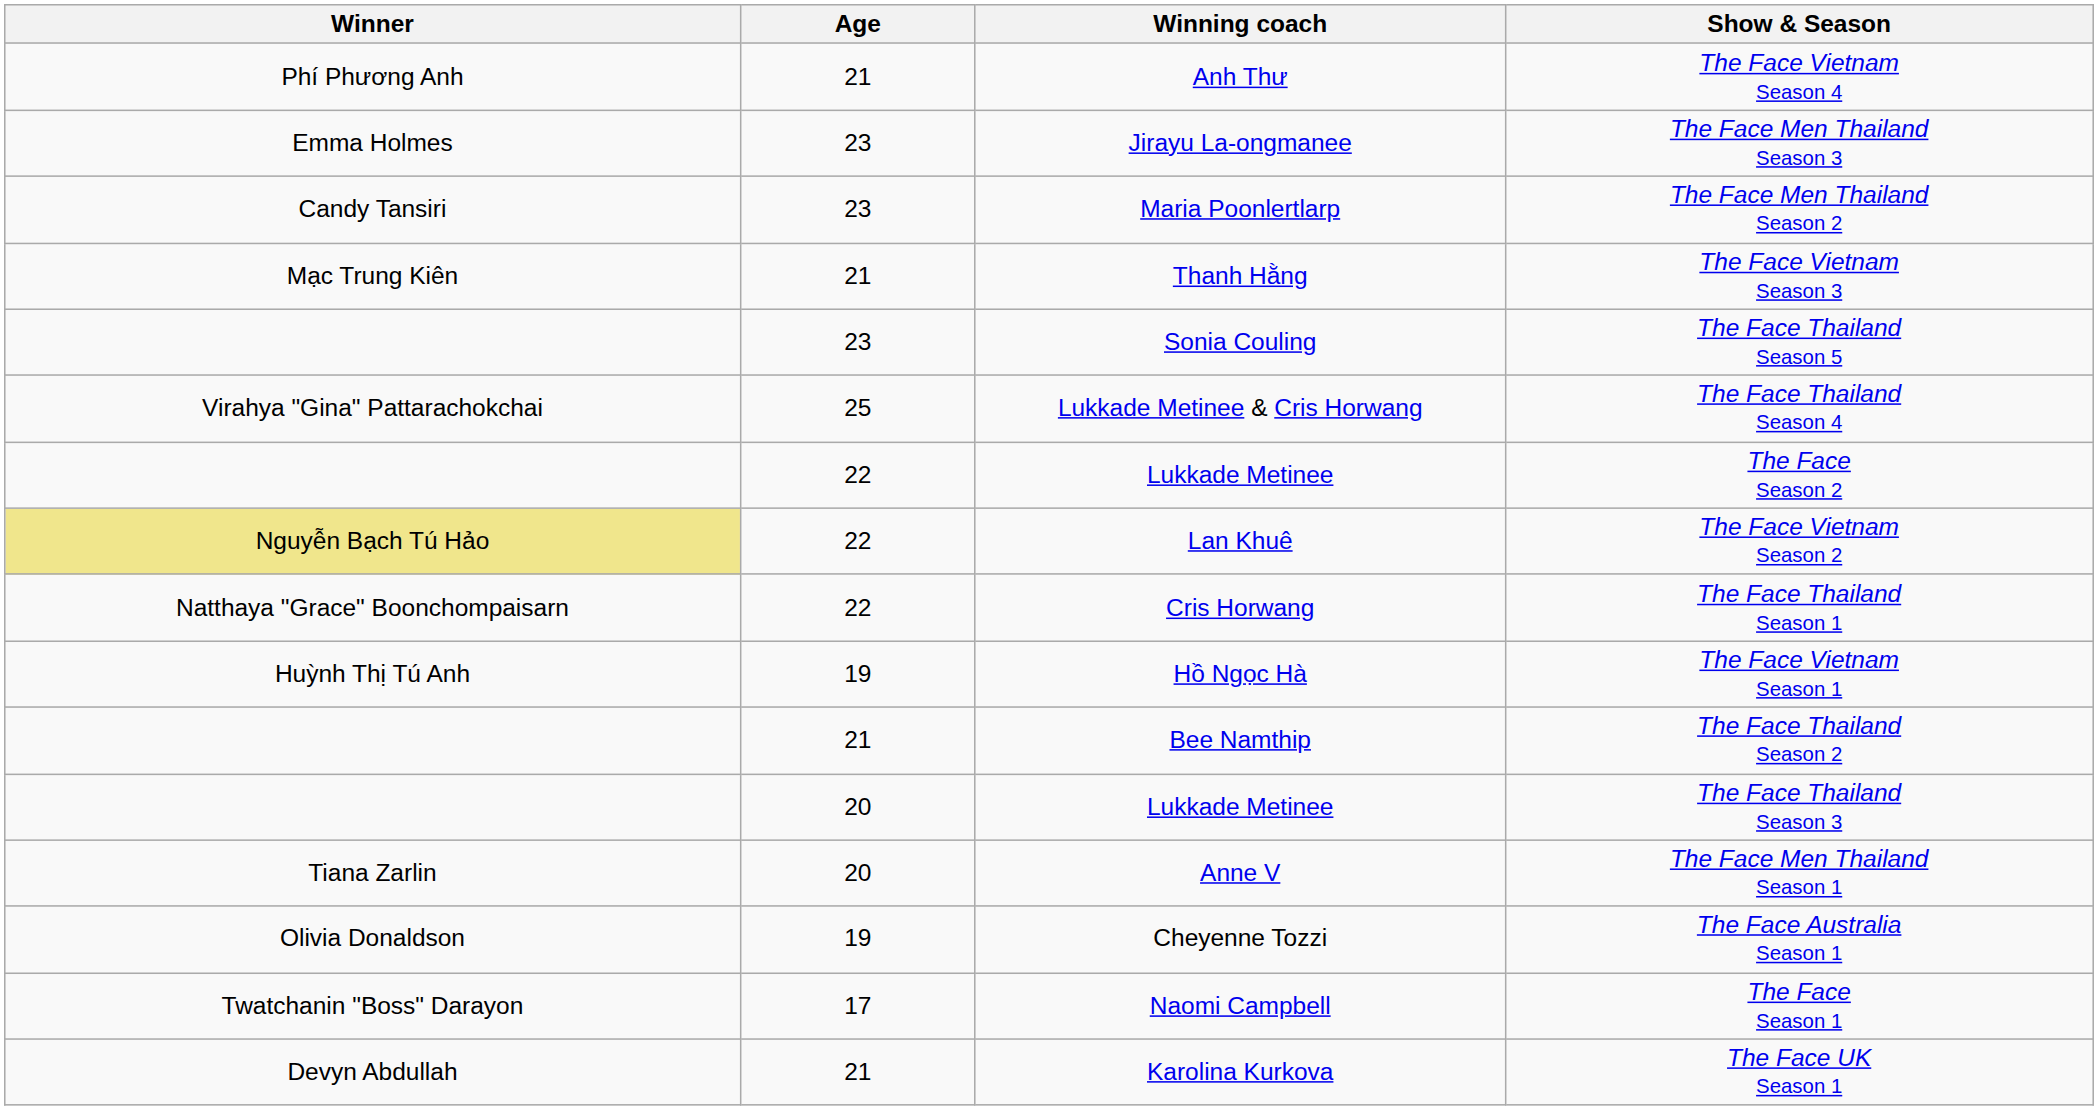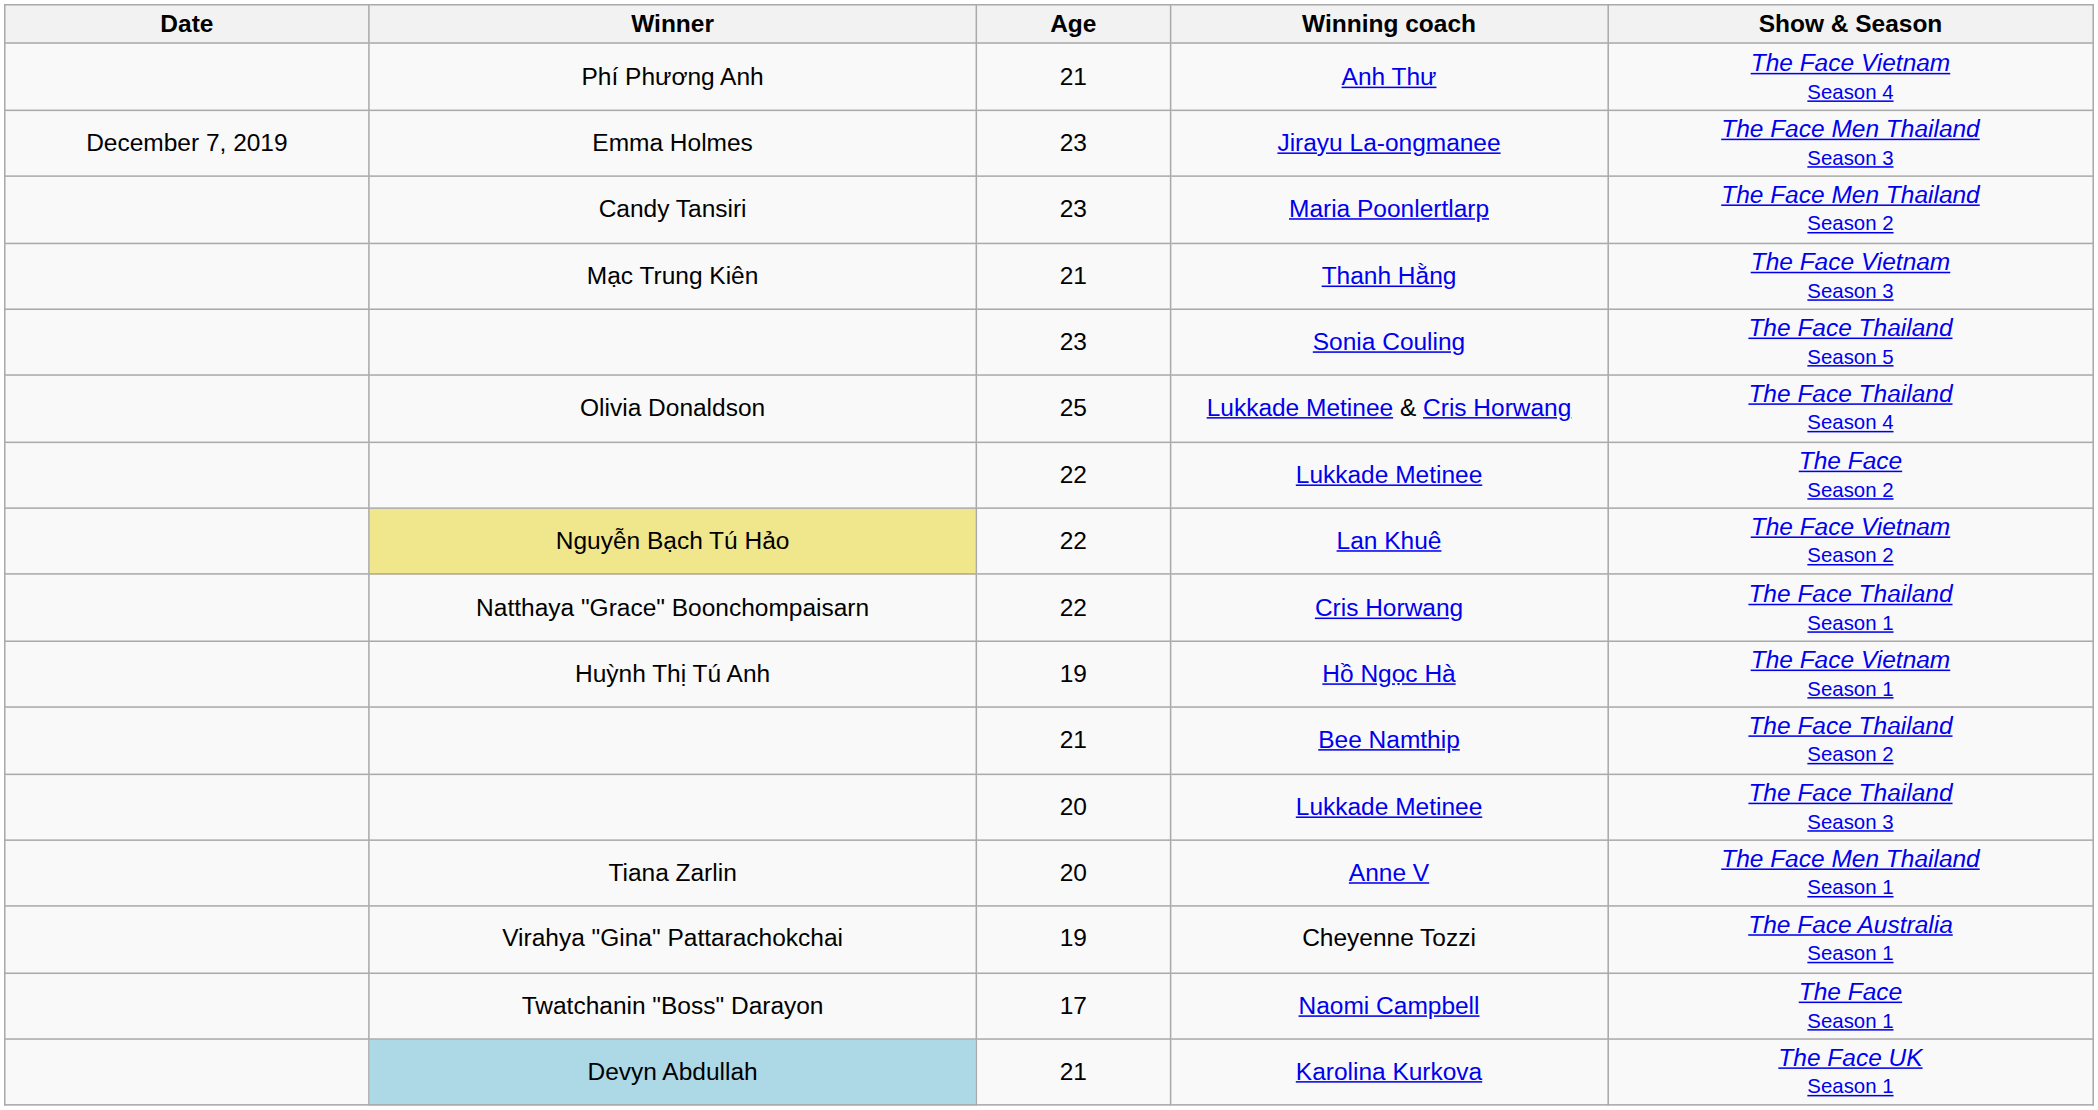+ column: (187, 23)
(372, 408) Virahya "Gina" Pattarachokchai -> (673, 408) Olivia Donaldson
(372, 939) Olivia Donaldson -> (673, 939) Virahya "Gina" Pattarachokchai
(372, 1071) no background -> (673, 1071) lightblue background
